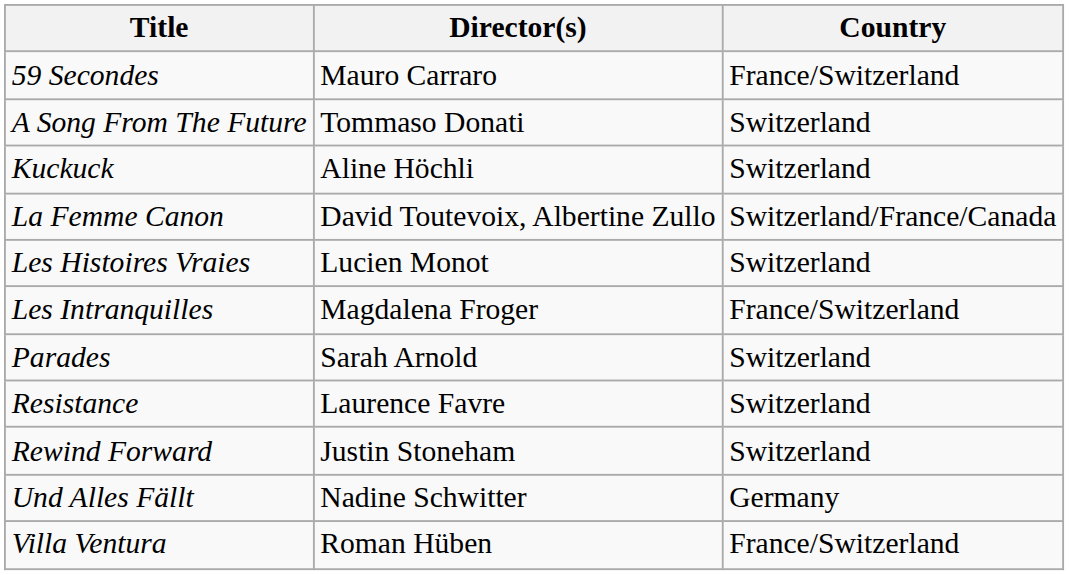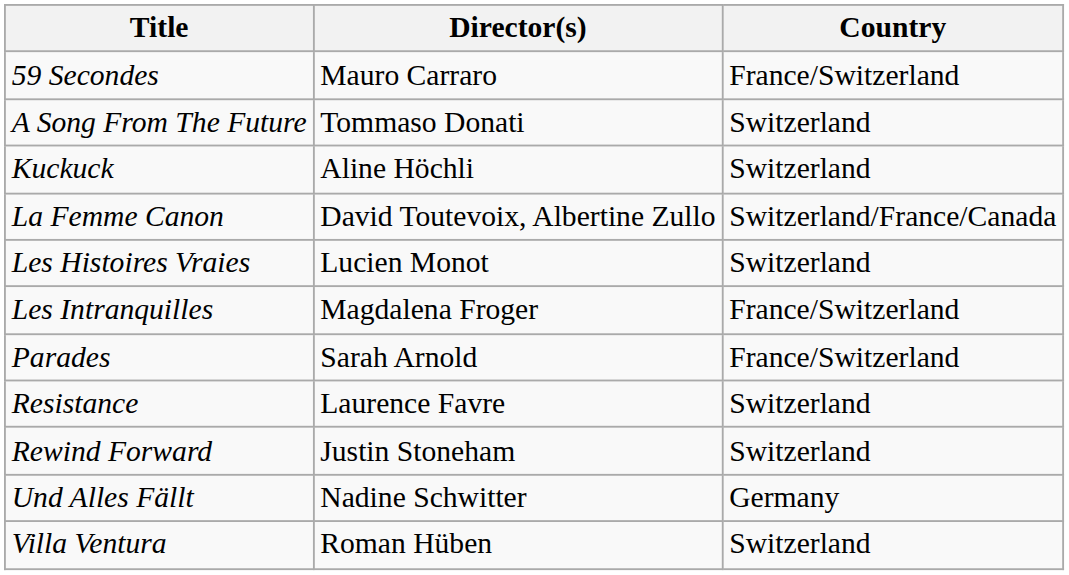(800, 356) Switzerland -> (844, 356) France/Switzerland
(844, 544) France/Switzerland -> (800, 544) Switzerland
